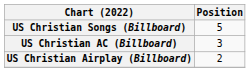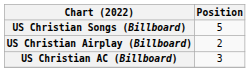rows swapped: (99, 59) <-> (99, 44)
